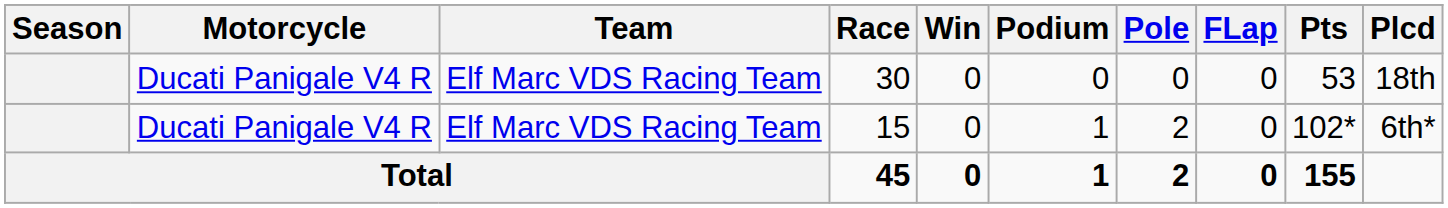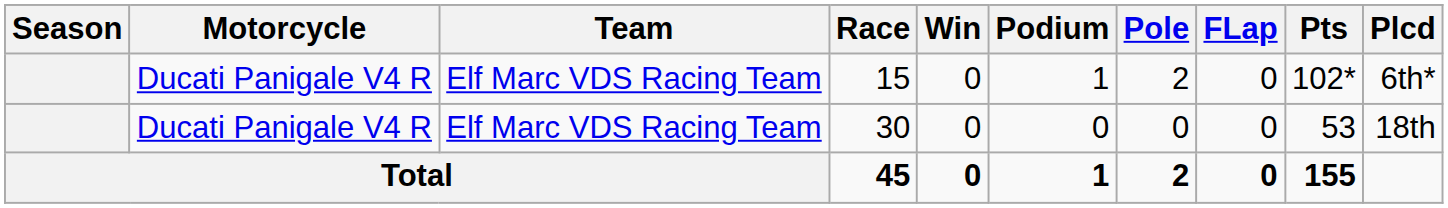rows swapped: (893, 78) <-> (893, 127)
